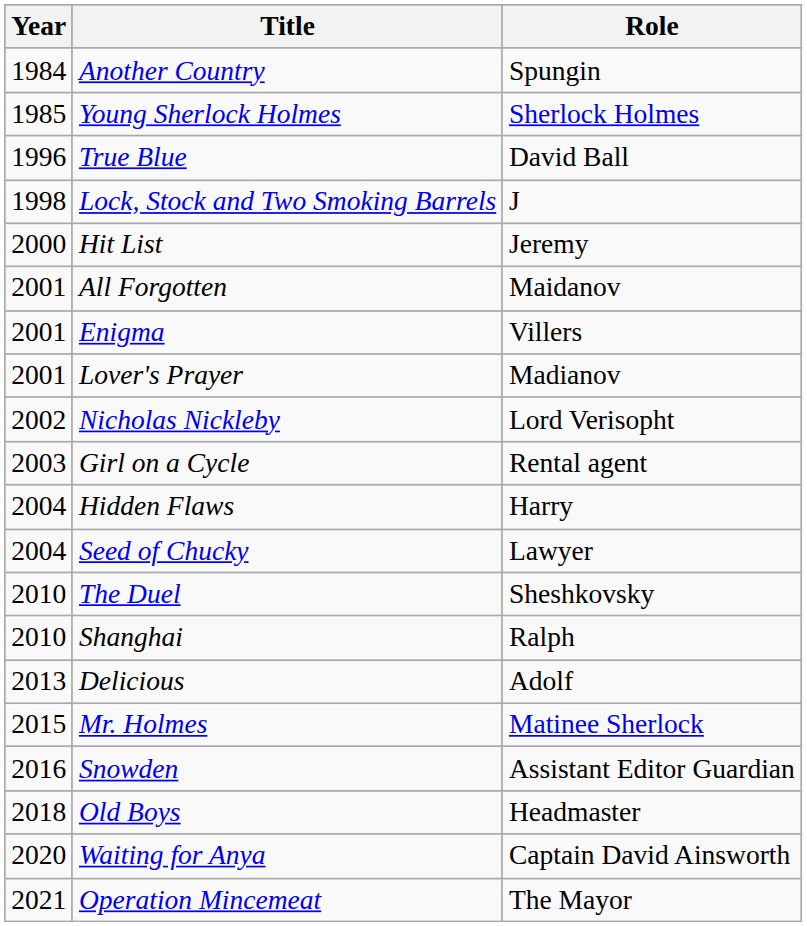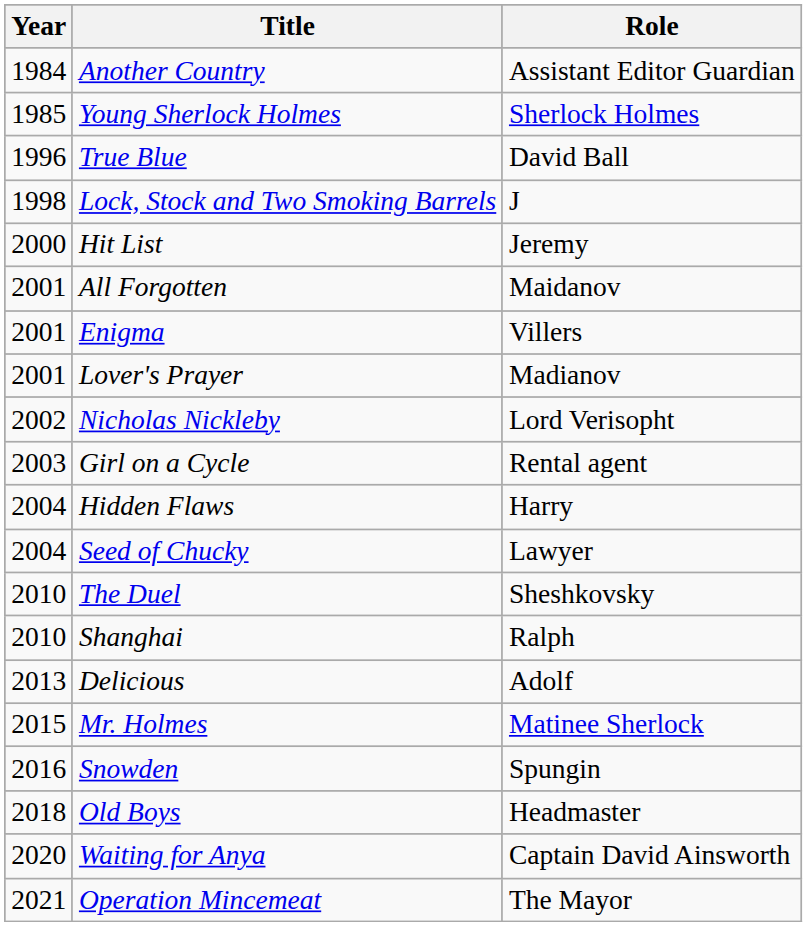(555, 69) Spungin -> (652, 69) Assistant Editor Guardian
(652, 768) Assistant Editor Guardian -> (555, 768) Spungin
